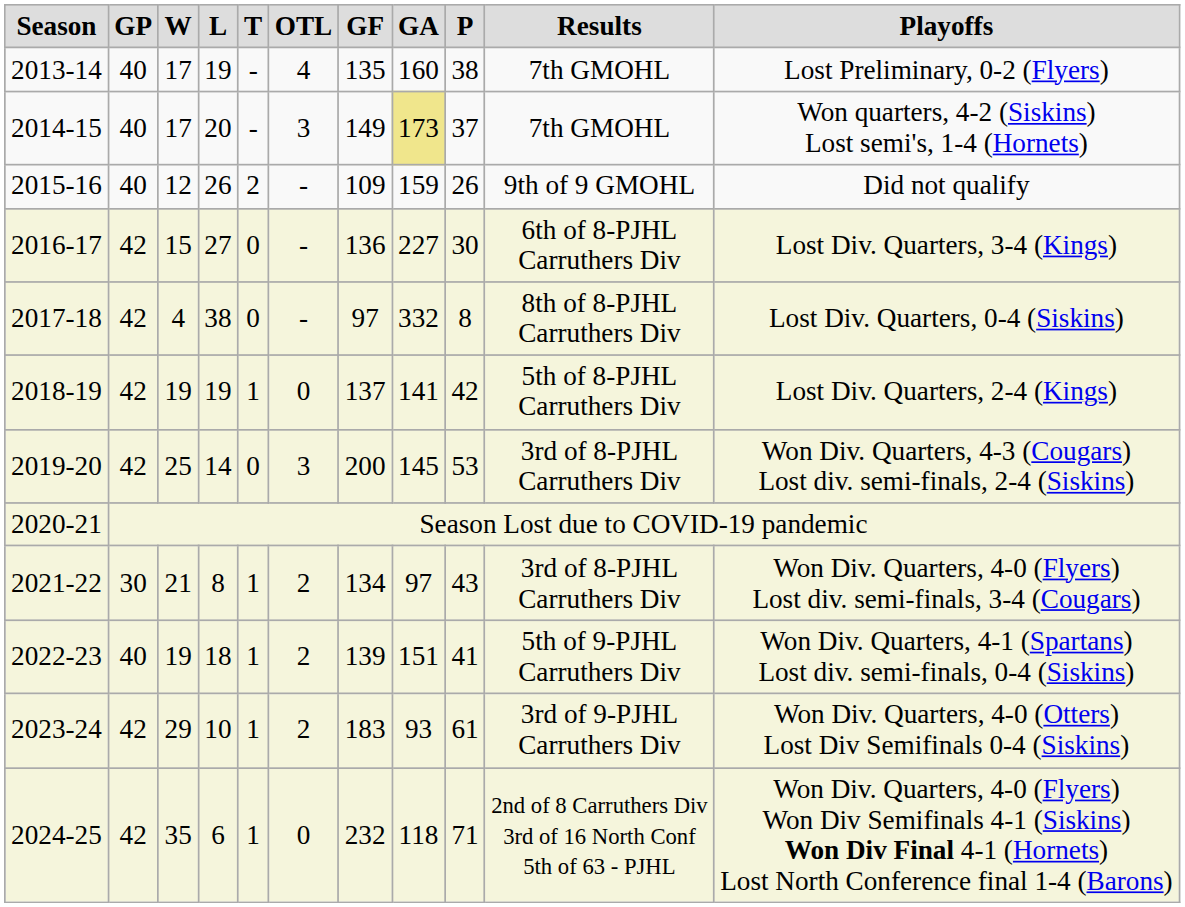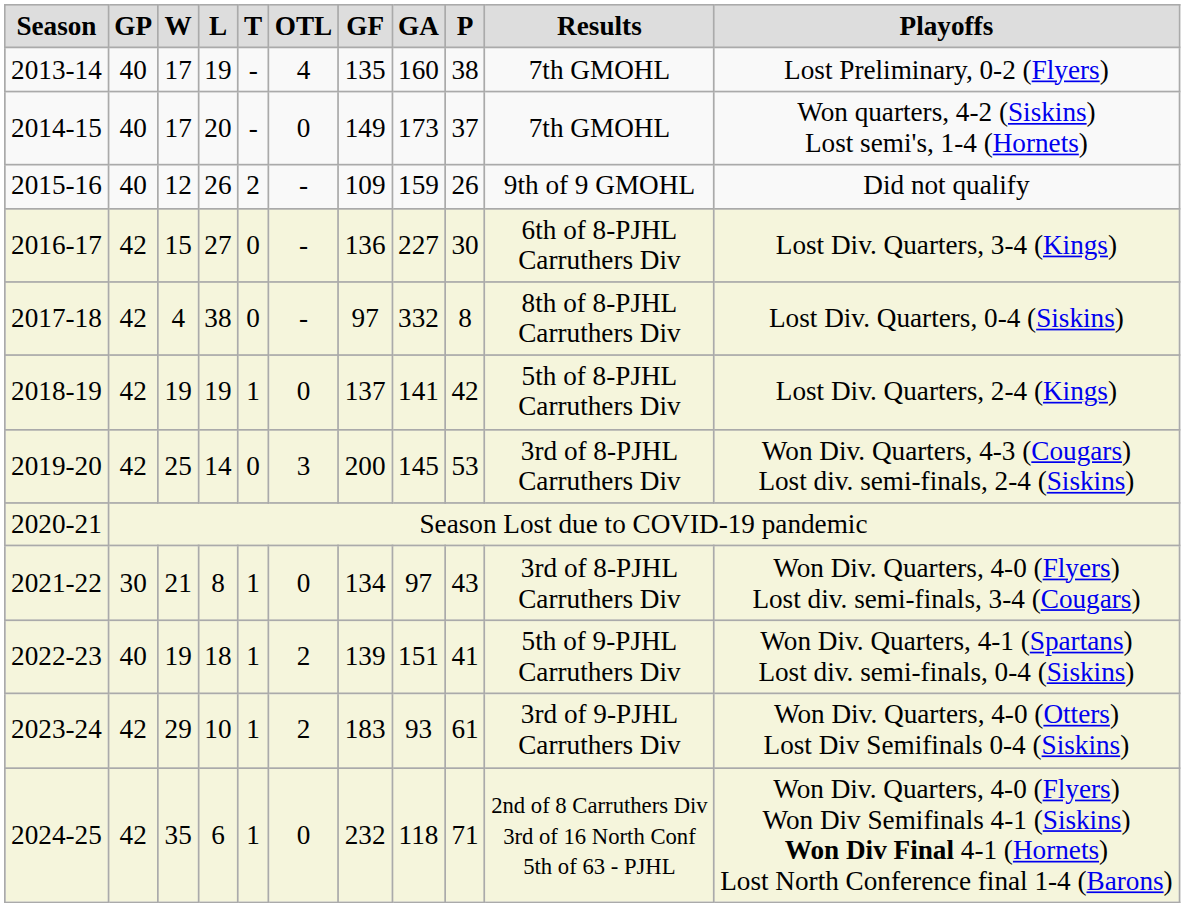(303, 127) 3 -> (303, 127) 0
(419, 127) khaki background -> (419, 127) no background
(303, 582) 2 -> (303, 582) 0
